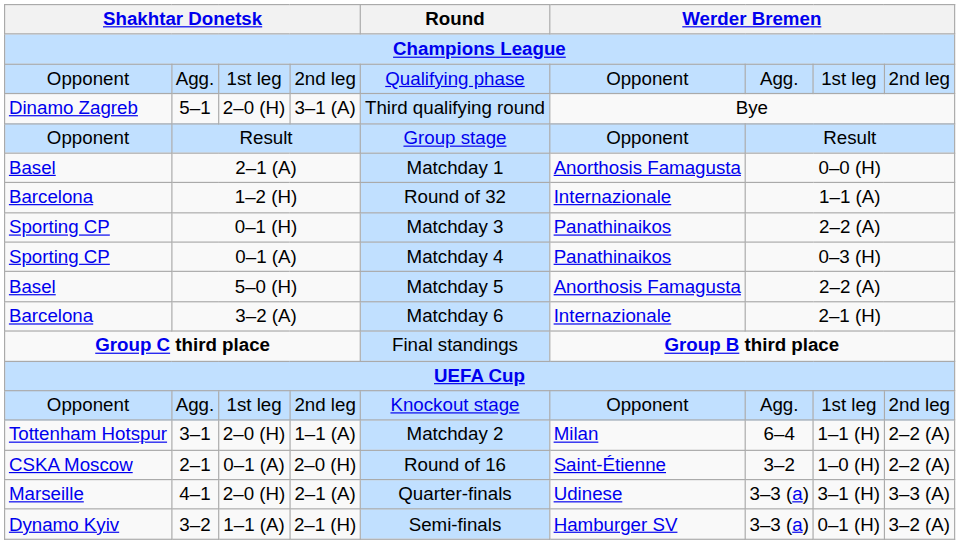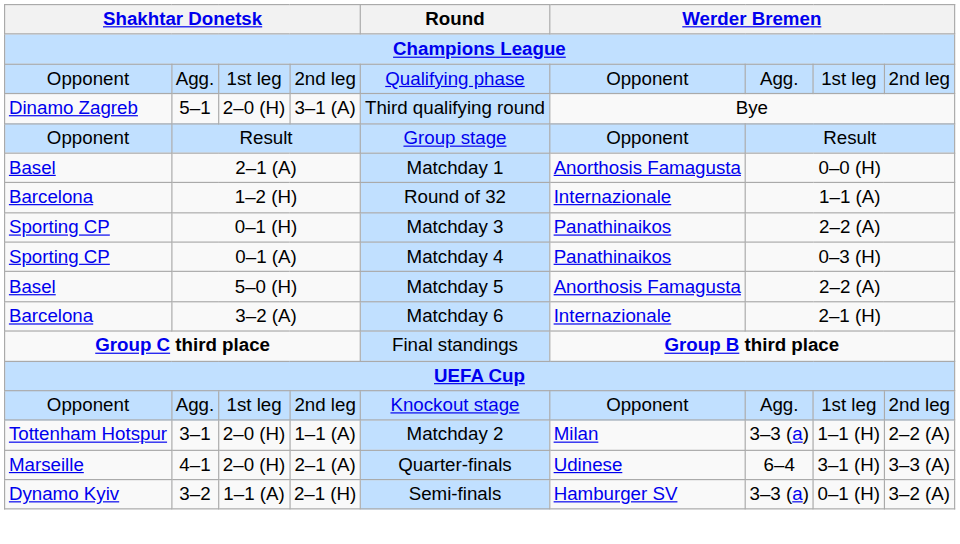(779, 434) 6–4 -> (779, 434) 3–3 (a)
- row: (195, 464)
(779, 494) 3–3 (a) -> (779, 464) 6–4
